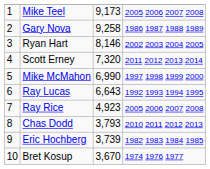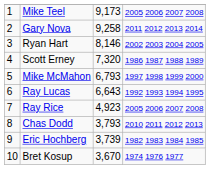(164, 28) 1986 1987 1988 1989 -> (164, 28) 2011 2012 2013 2014
(164, 60) 2011 2012 2013 2014 -> (164, 60) 1986 1987 1988 1989
(108, 76) 6,990 -> (108, 76) 6,793
